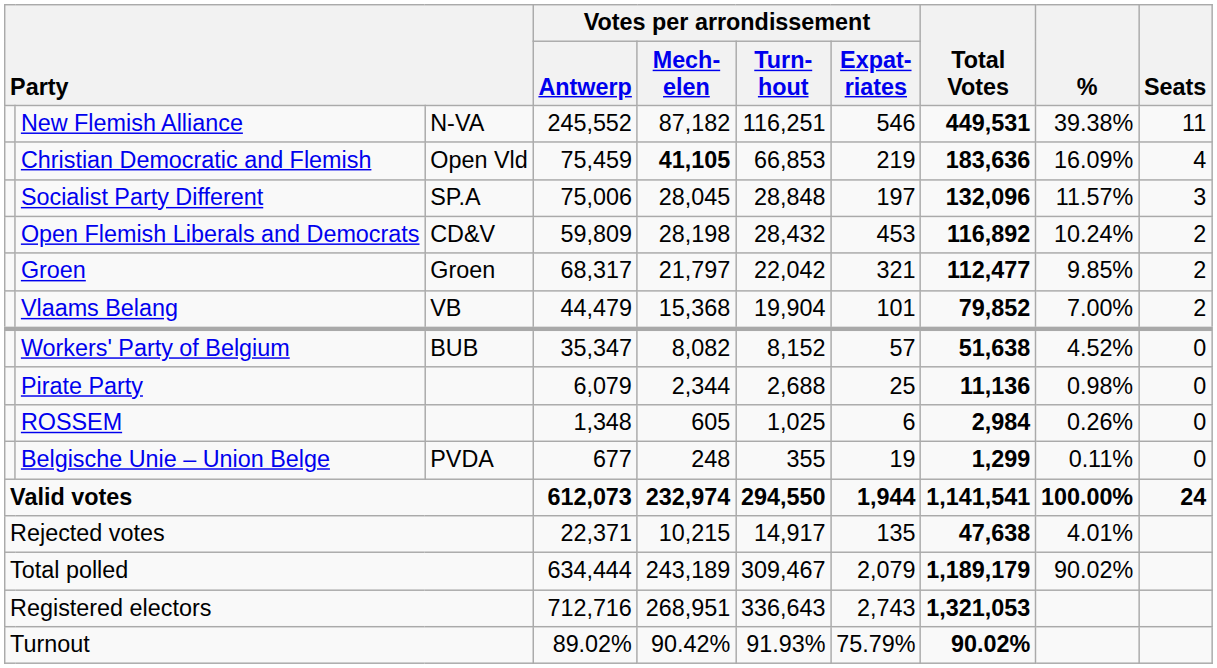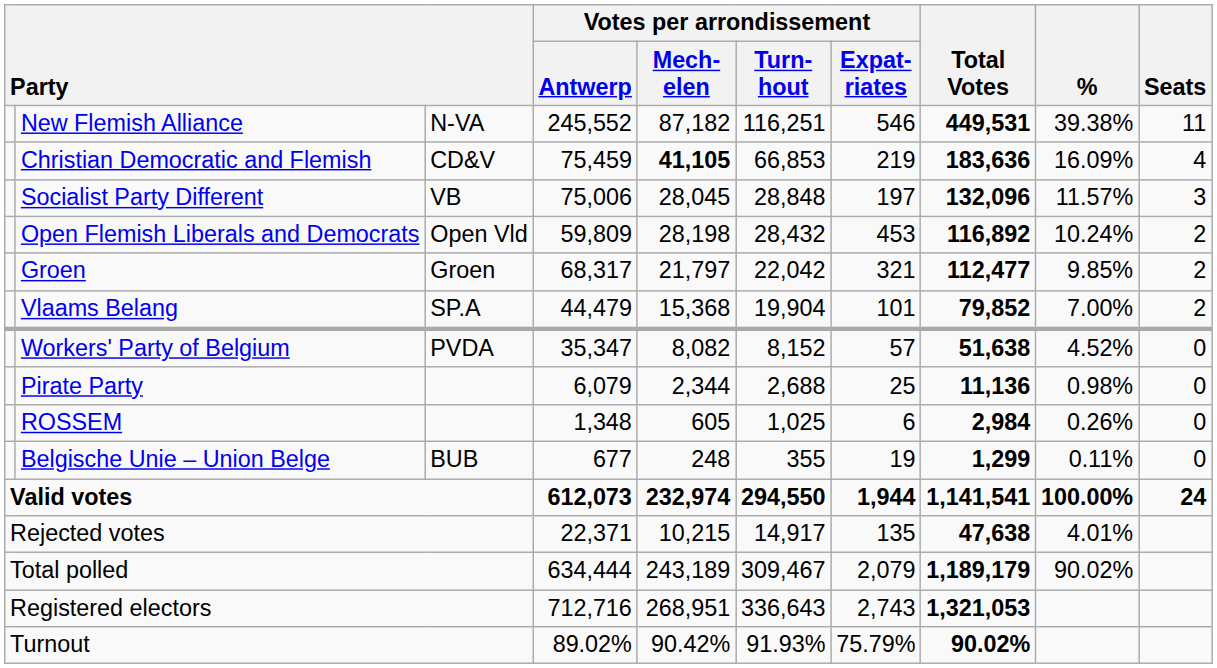(479, 160) Open Vld -> (463, 160) CD&V
(455, 197) SP.A -> (446, 197) VB
(463, 234) CD&V -> (479, 234) Open Vld
(446, 308) VB -> (455, 308) SP.A
(454, 348) BUB -> (462, 348) PVDA
(462, 459) PVDA -> (454, 459) BUB
